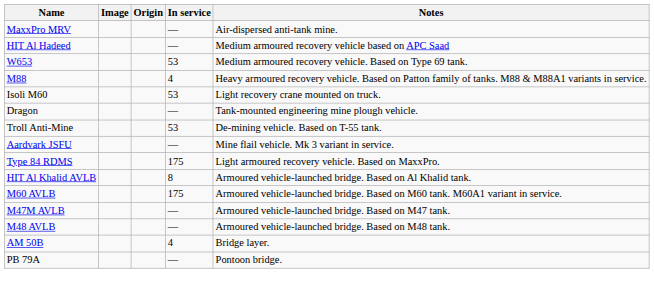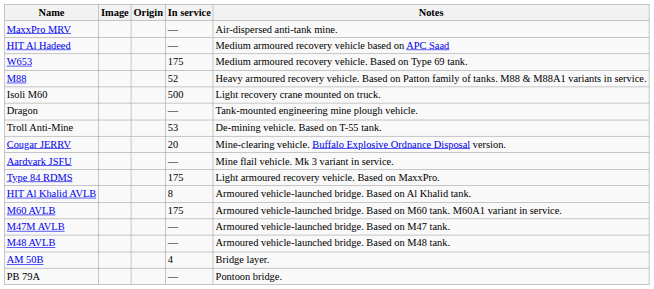(173, 62) 53 -> (176, 62) 175
(170, 78) 4 -> (173, 78) 52
(173, 95) 53 -> (176, 95) 500
+ row: (39, 144)
